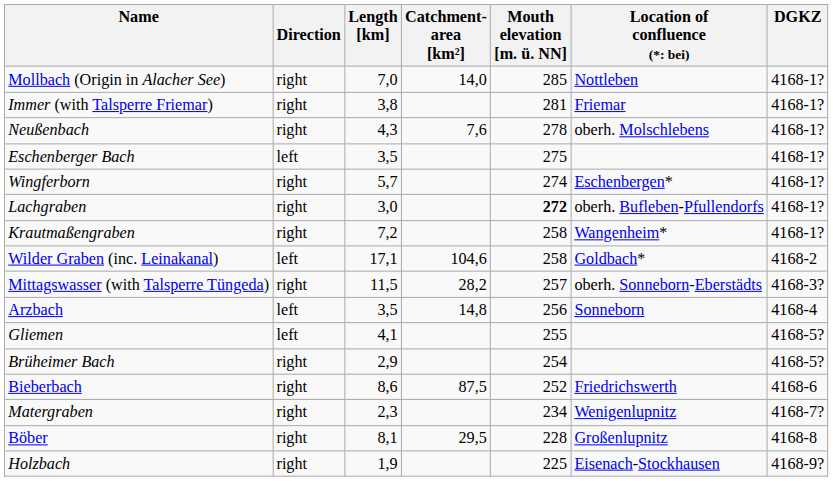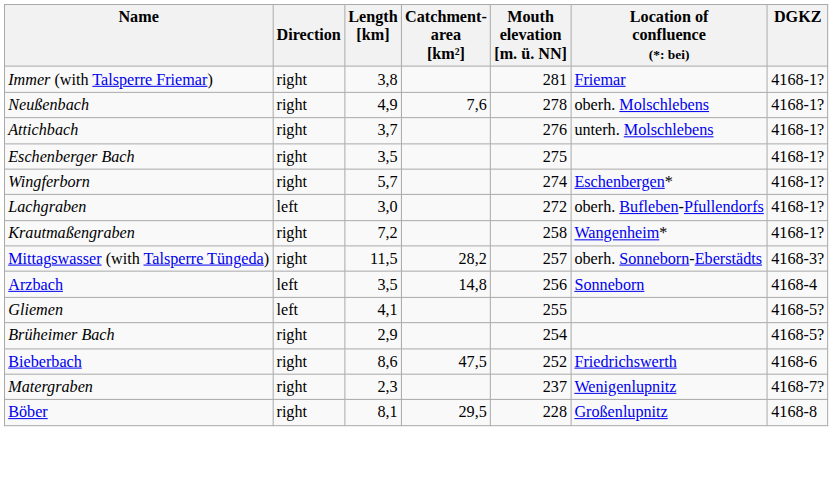- row: (117, 79)
(388, 130) 4,3 -> (388, 104) 4,9
+ row: (43, 130)
(287, 156) left -> (292, 156) right
(292, 207) right -> (287, 207) left
(555, 207) bold -> (555, 207) normal
- row: (113, 258)
(473, 386) 87,5 -> (473, 361) 47,5
(555, 412) 234 -> (555, 386) 237
- row: (39, 463)
